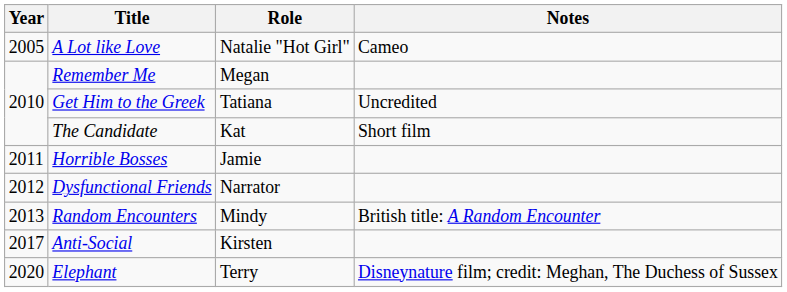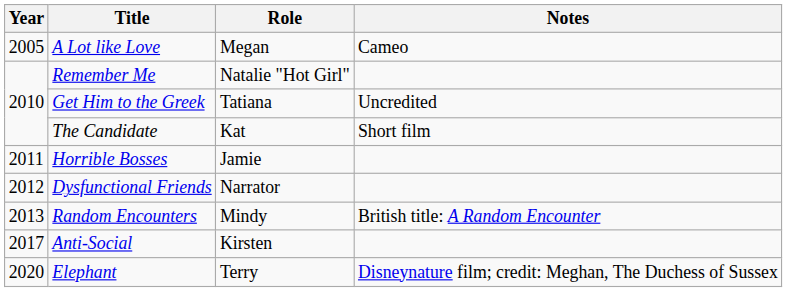(285, 46) Natalie "Hot Girl" -> (245, 46) Megan
(245, 74) Megan -> (285, 74) Natalie "Hot Girl"
